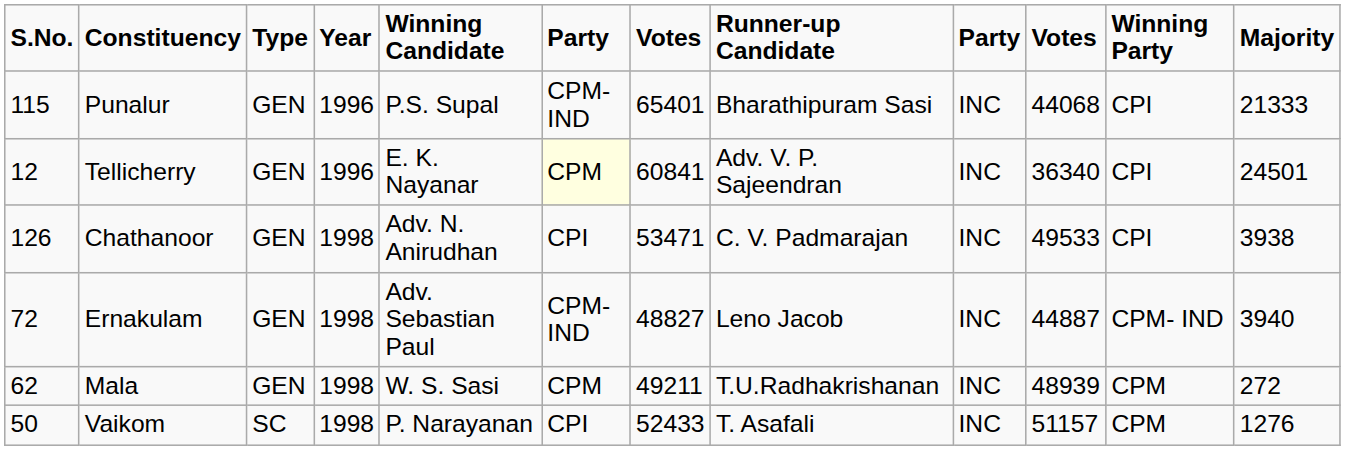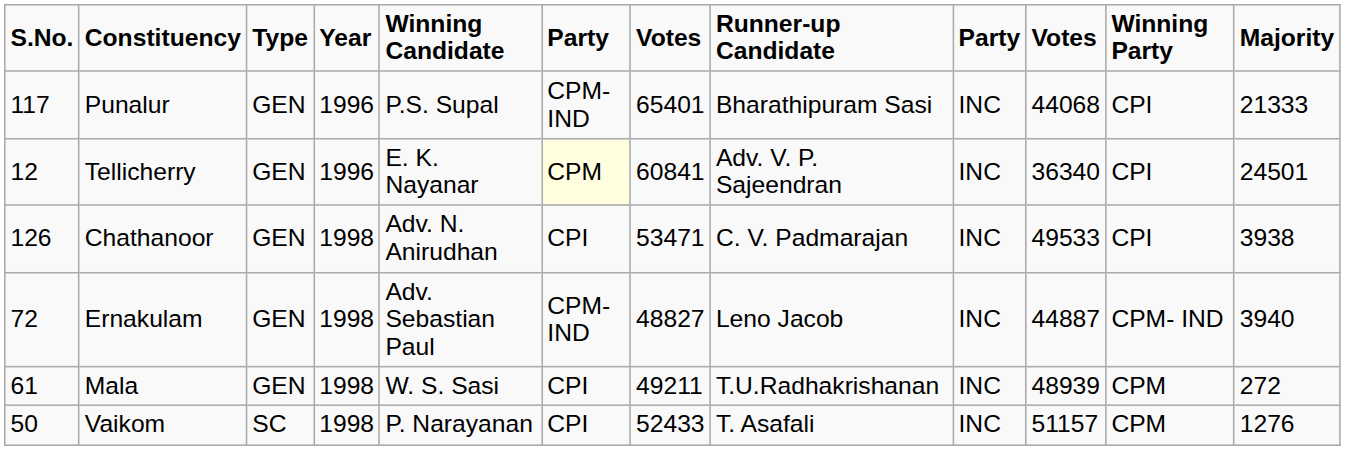(30, 104) 115 -> (30, 104) 117
(24, 385) 62 -> (24, 385) 61
(575, 385) CPM -> (568, 385) CPI
